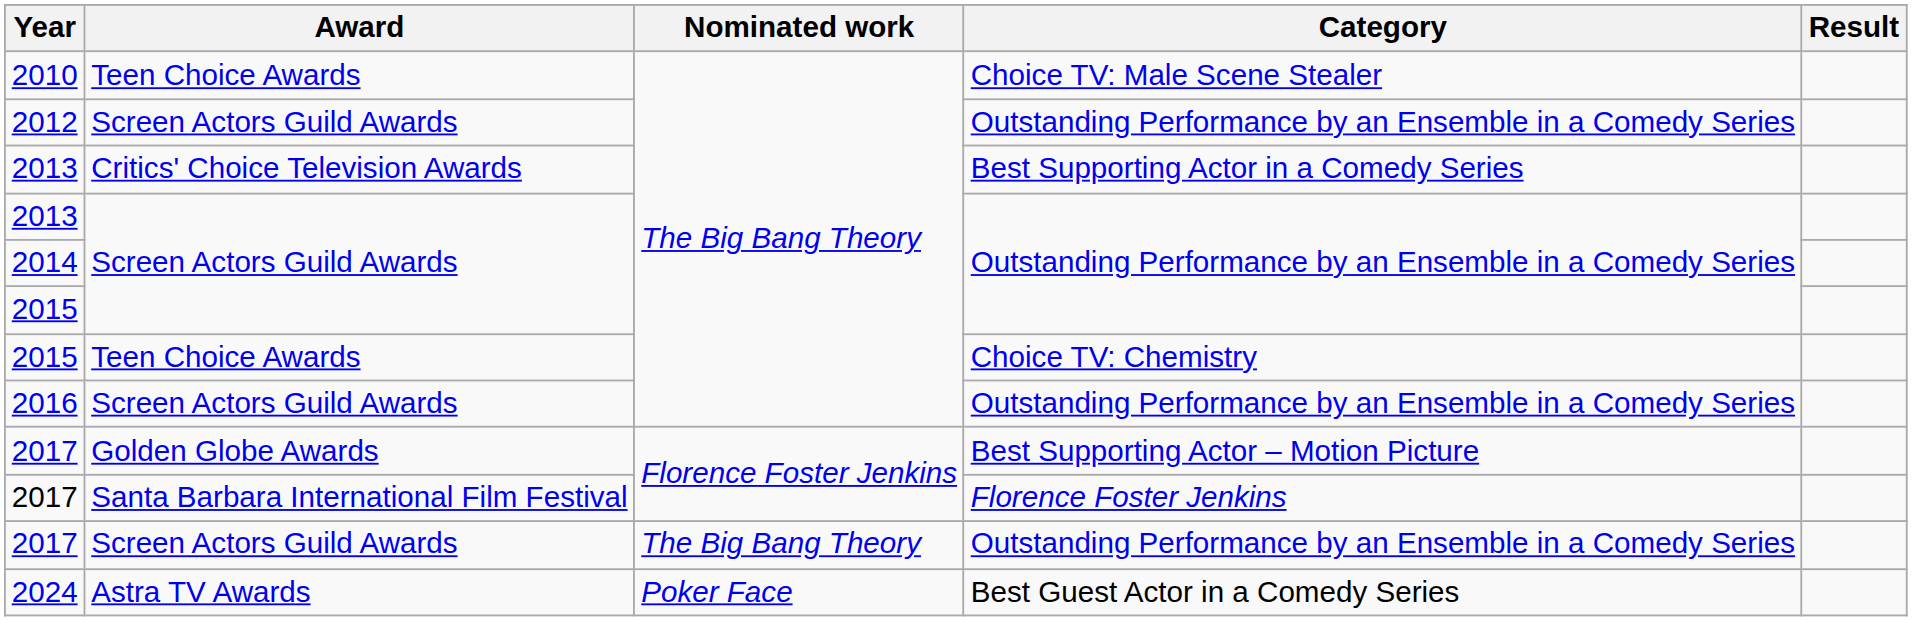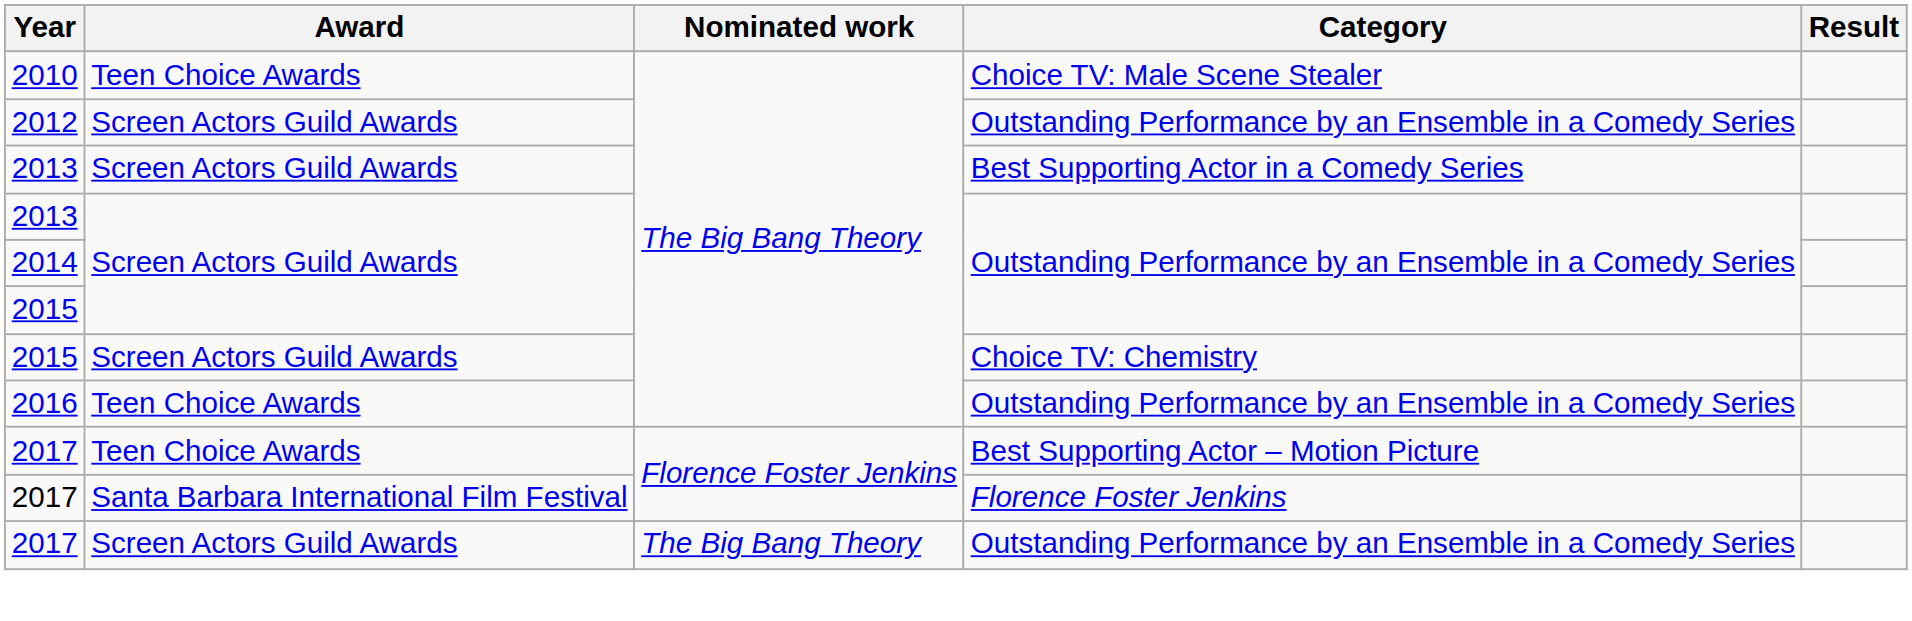(307, 168) Critics' Choice Television Awards -> (274, 168) Screen Actors Guild Awards
(226, 356) Teen Choice Awards -> (274, 356) Screen Actors Guild Awards
(274, 403) Screen Actors Guild Awards -> (226, 403) Teen Choice Awards
(235, 450) Golden Globe Awards -> (226, 450) Teen Choice Awards
- row: (45, 591)
